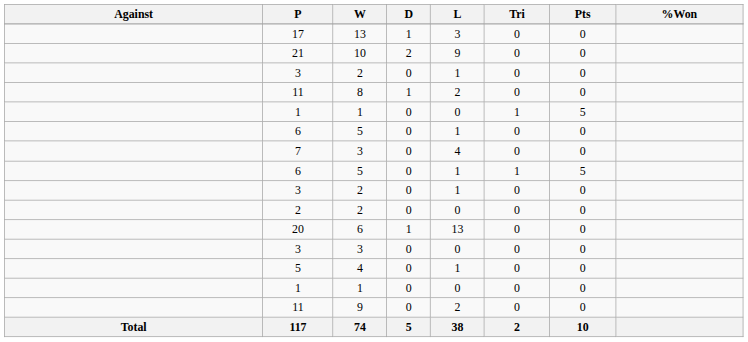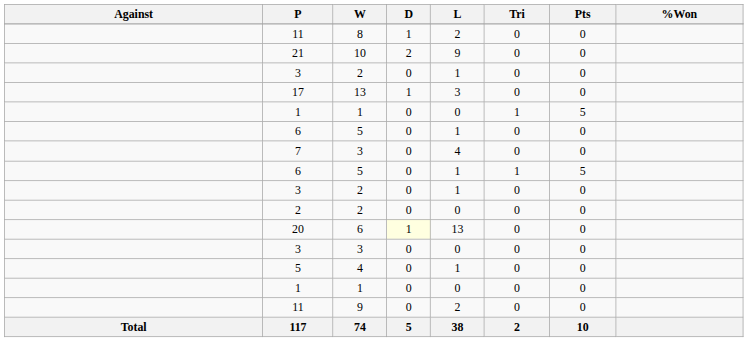rows swapped: (298, 34) <-> (298, 92)
(409, 229) no background -> (409, 229) lightyellow background
